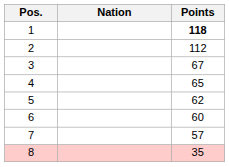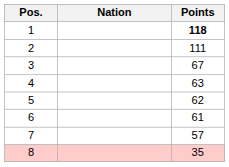(198, 48) 112 -> (198, 48) 111
(198, 83) 65 -> (198, 83) 63
(198, 118) 60 -> (198, 118) 61
